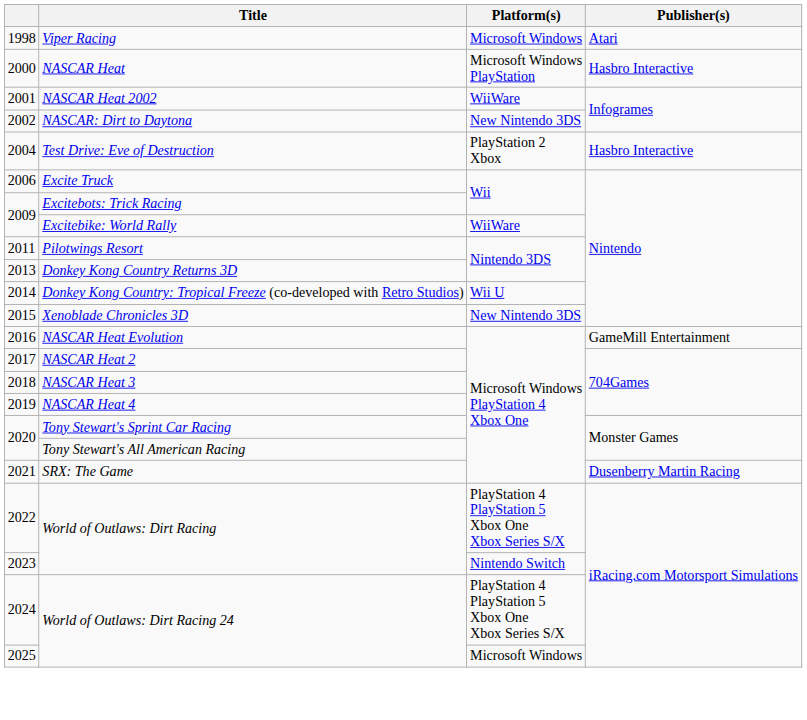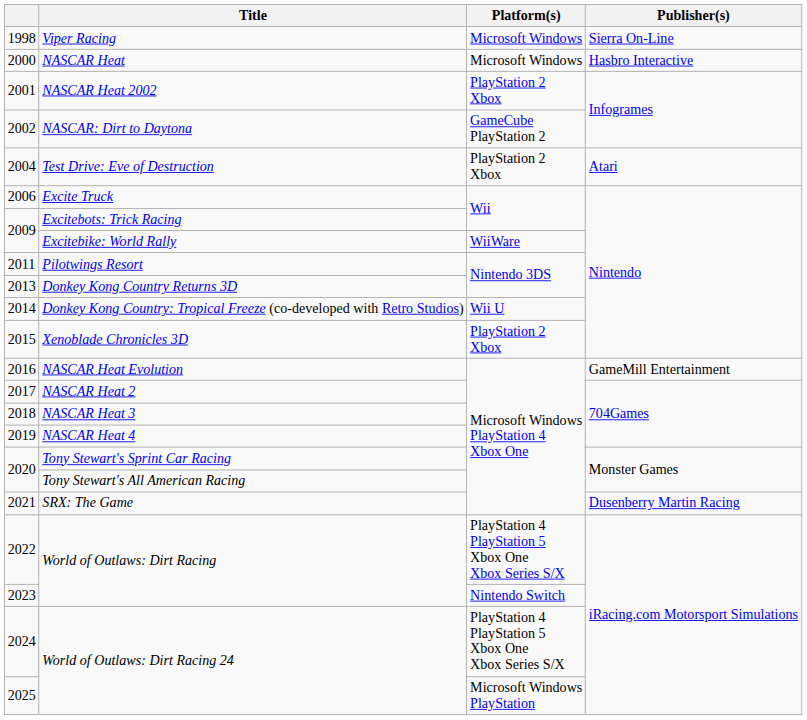(603, 37) Atari -> (631, 37) Sierra On-Line
(526, 68) Microsoft Windows PlayStation -> (526, 60) Microsoft Windows
(495, 98) WiiWare -> (508, 90) PlayStation 2 Xbox
(526, 120) New Nintendo 3DS -> (508, 128) GameCube PlayStation 2
(641, 151) Hasbro Interactive -> (603, 166) Atari
(526, 315) New Nintendo 3DS -> (508, 339) PlayStation 2 Xbox
(526, 655) Microsoft Windows -> (526, 695) Microsoft Windows PlayStation
